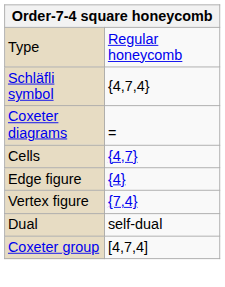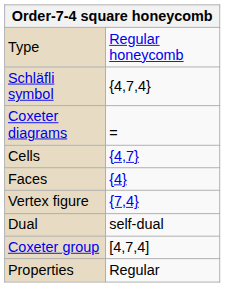+ row: (28, 179)
- row: (45, 179)
+ row: (41, 270)
